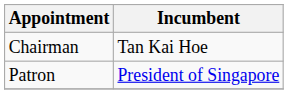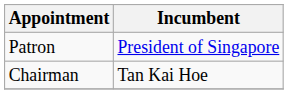rows swapped: (32, 74) <-> (44, 46)
